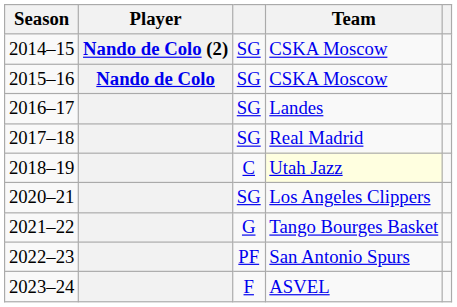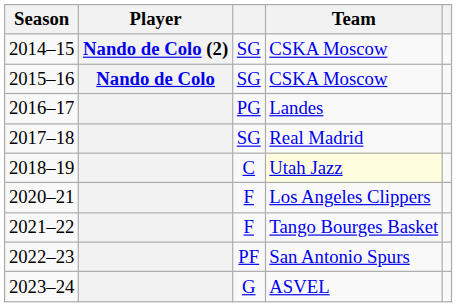(249, 108) SG -> (249, 108) PG
(249, 197) SG -> (249, 197) F
(249, 227) G -> (249, 227) F
(249, 286) F -> (249, 286) G
